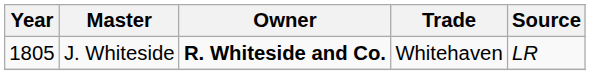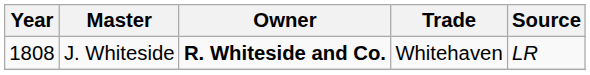(32, 52) 1805 -> (32, 52) 1808
